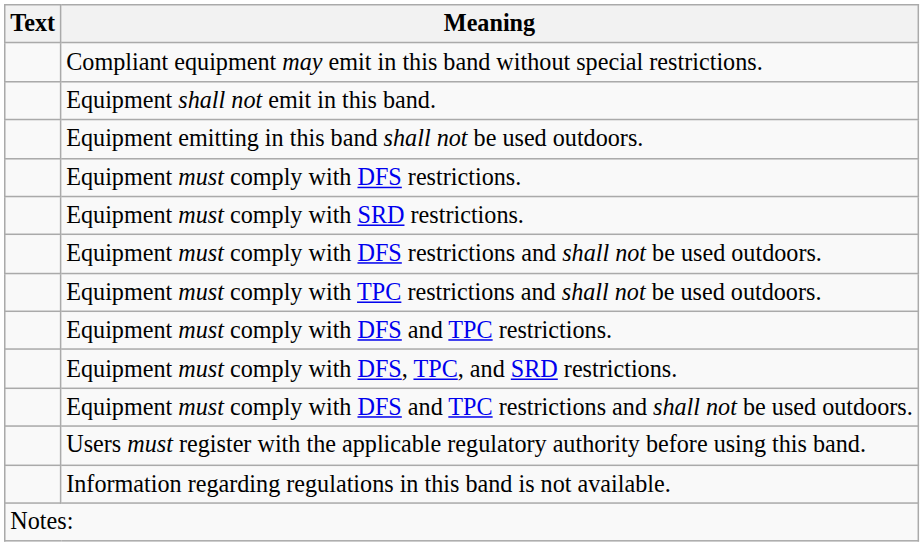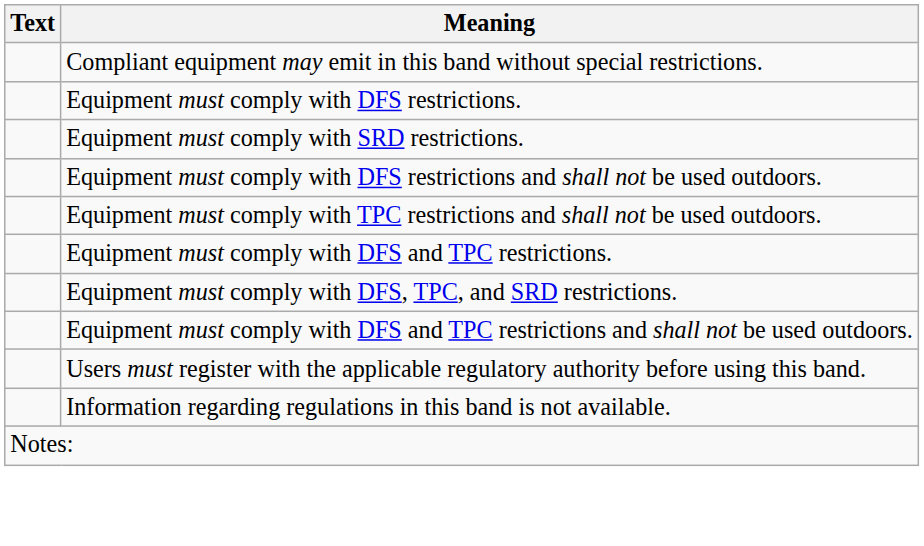- row: (251, 100)
- row: (355, 138)
